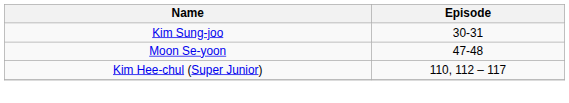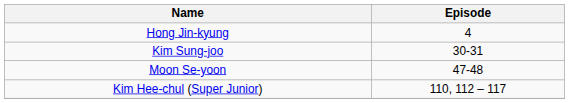+ row: (188, 32)
